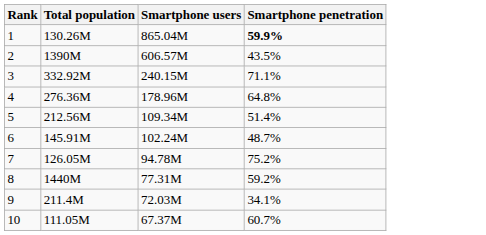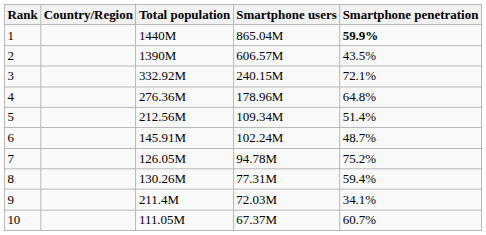+ column: (88, 14)
(67, 35) 130.26M -> (158, 35) 1440M
(264, 76) 71.1% -> (359, 76) 72.1%
(62, 179) 1440M -> (162, 179) 130.26M
(264, 179) 59.2% -> (359, 179) 59.4%
